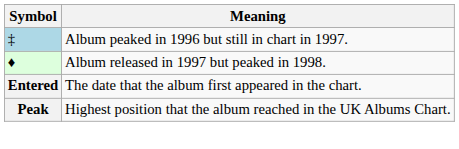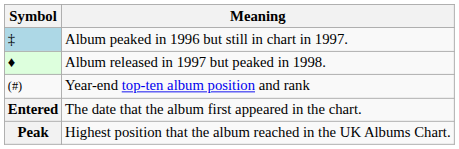+ row: (187, 86)
